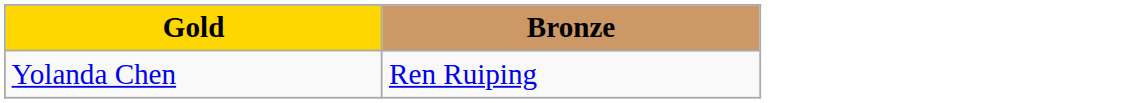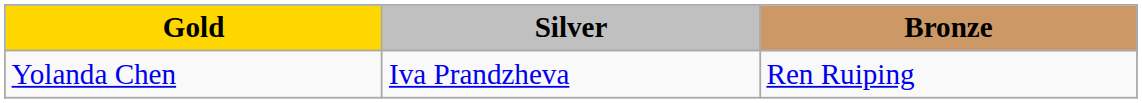+ column: (571, 27)
